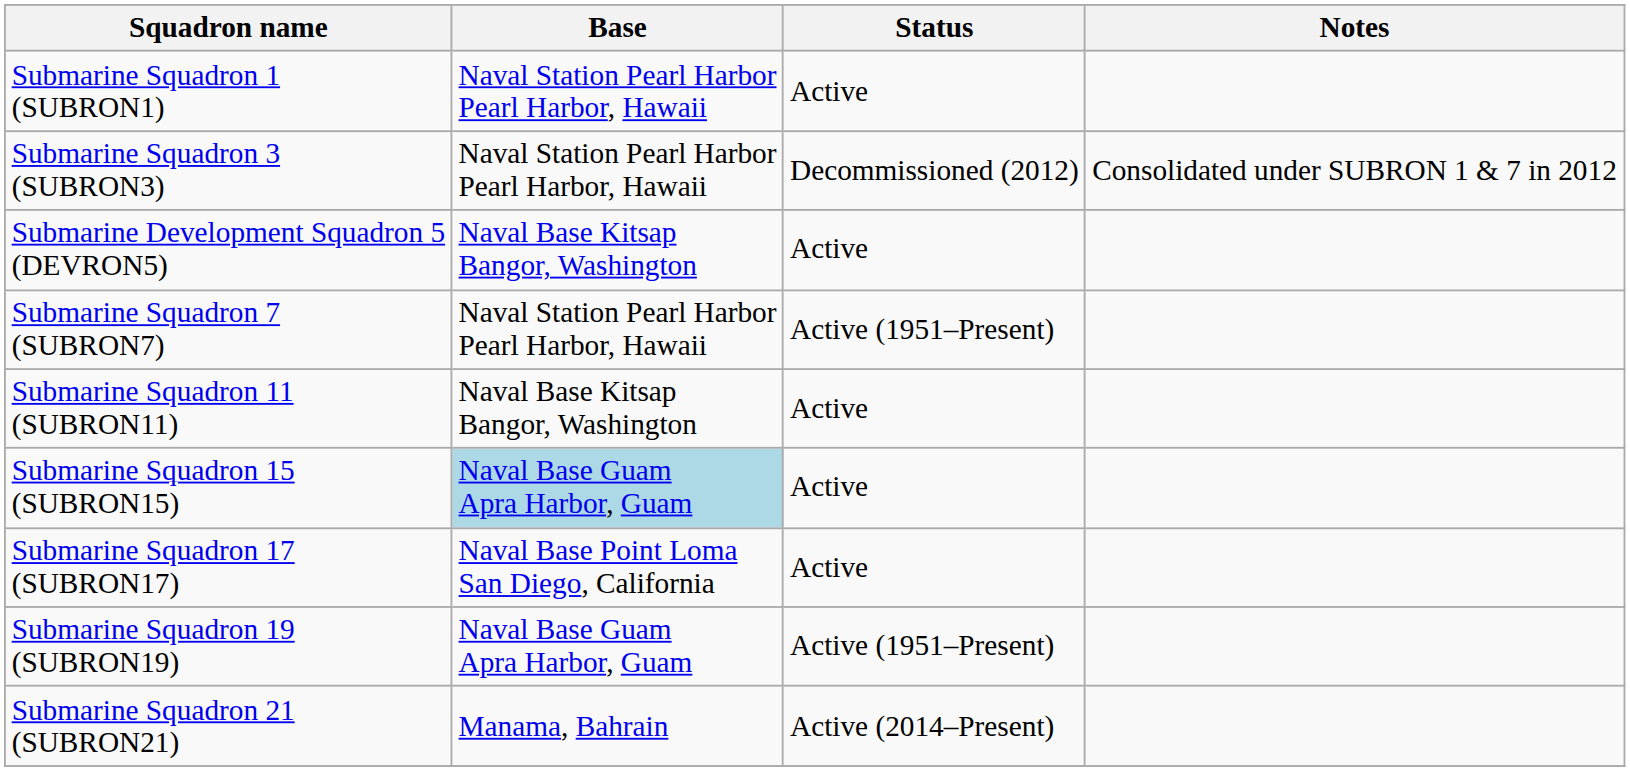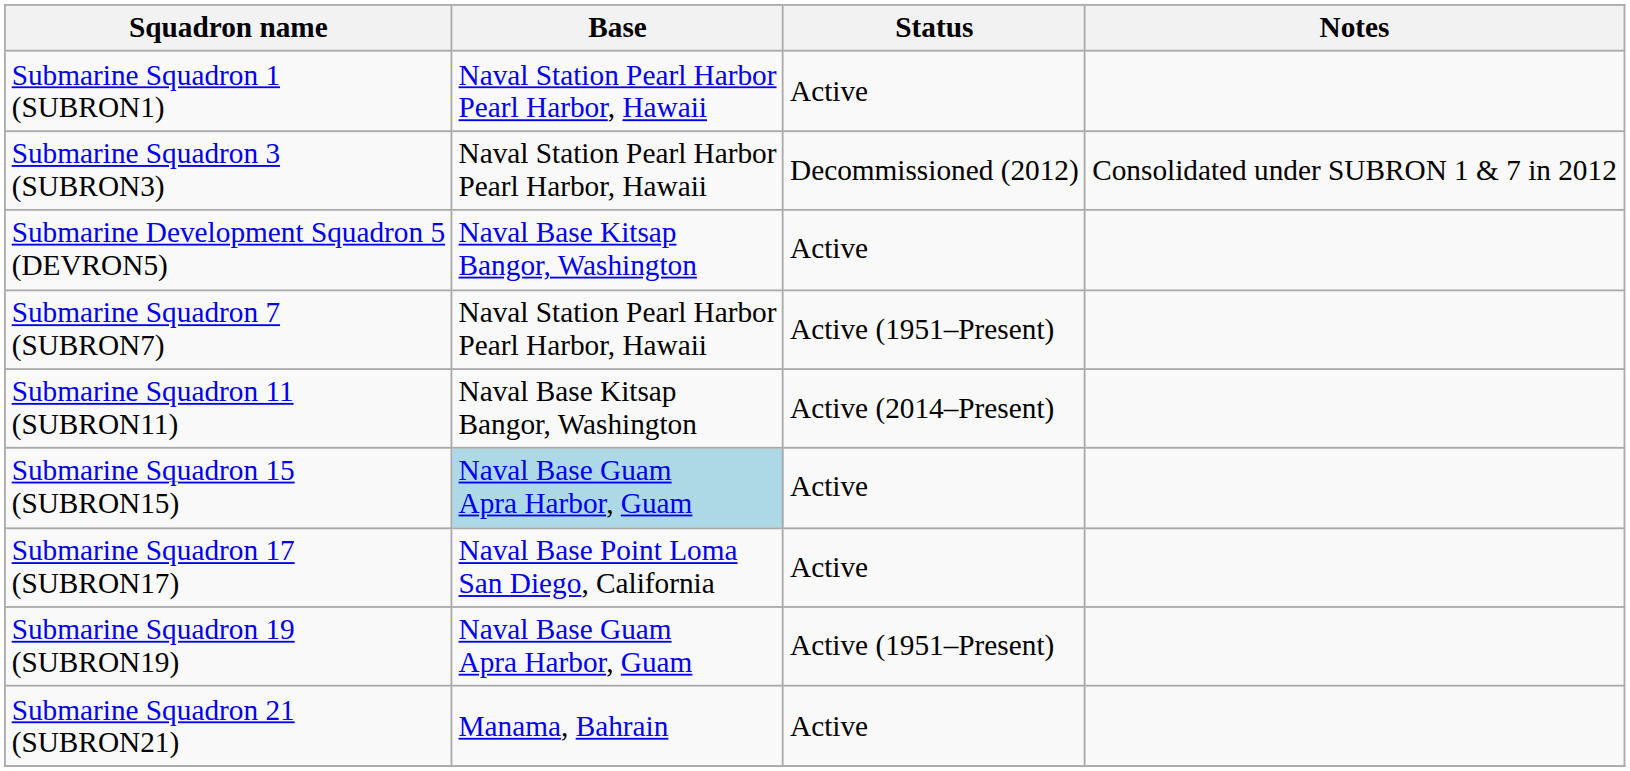(829, 408) Active -> (922, 408) Active (2014–Present)
(922, 725) Active (2014–Present) -> (829, 725) Active
